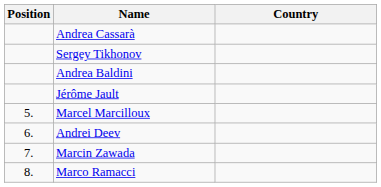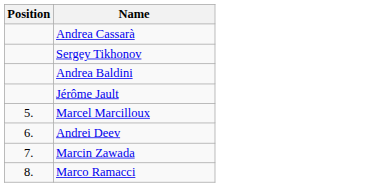- column: (296, 14)
